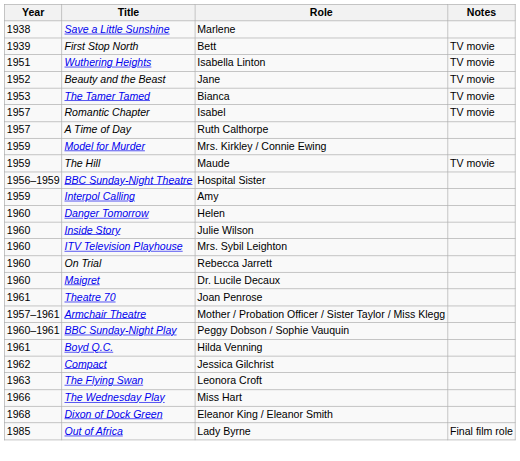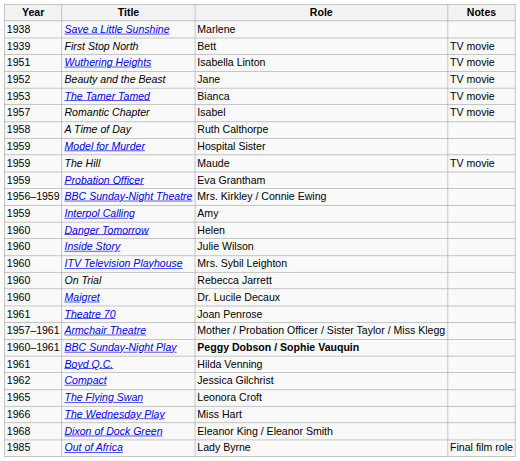(19, 130) 1957 -> (19, 130) 1958
(262, 146) Mrs. Kirkley / Connie Ewing -> (231, 146) Hospital Sister
+ row: (104, 180)
(231, 180) Hospital Sister -> (262, 197) Mrs. Kirkley / Connie Ewing
(273, 331) normal -> (278, 347) bold
(19, 381) 1963 -> (19, 398) 1965
